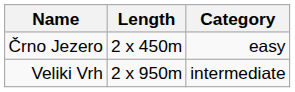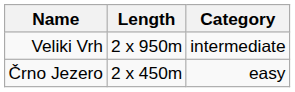rows swapped: (56, 46) <-> (67, 73)
